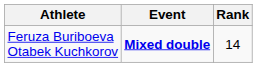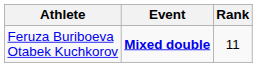(233, 44) 14 -> (233, 44) 11
